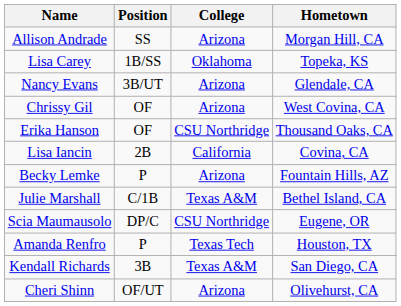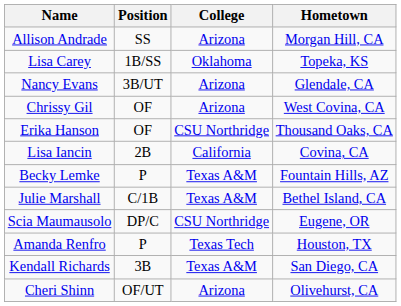(222, 175) Arizona -> (222, 175) Texas A&M
